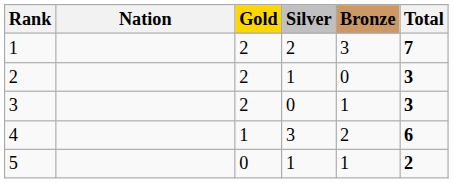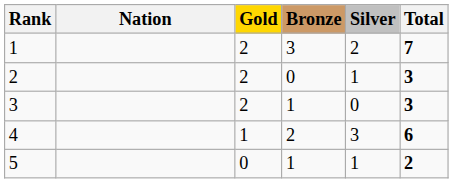columns swapped: (309, 18) <-> (368, 18)
